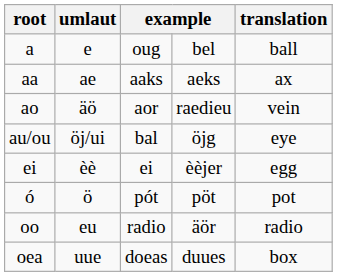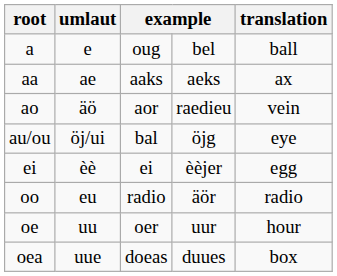- row: (30, 197)
+ row: (30, 227)
